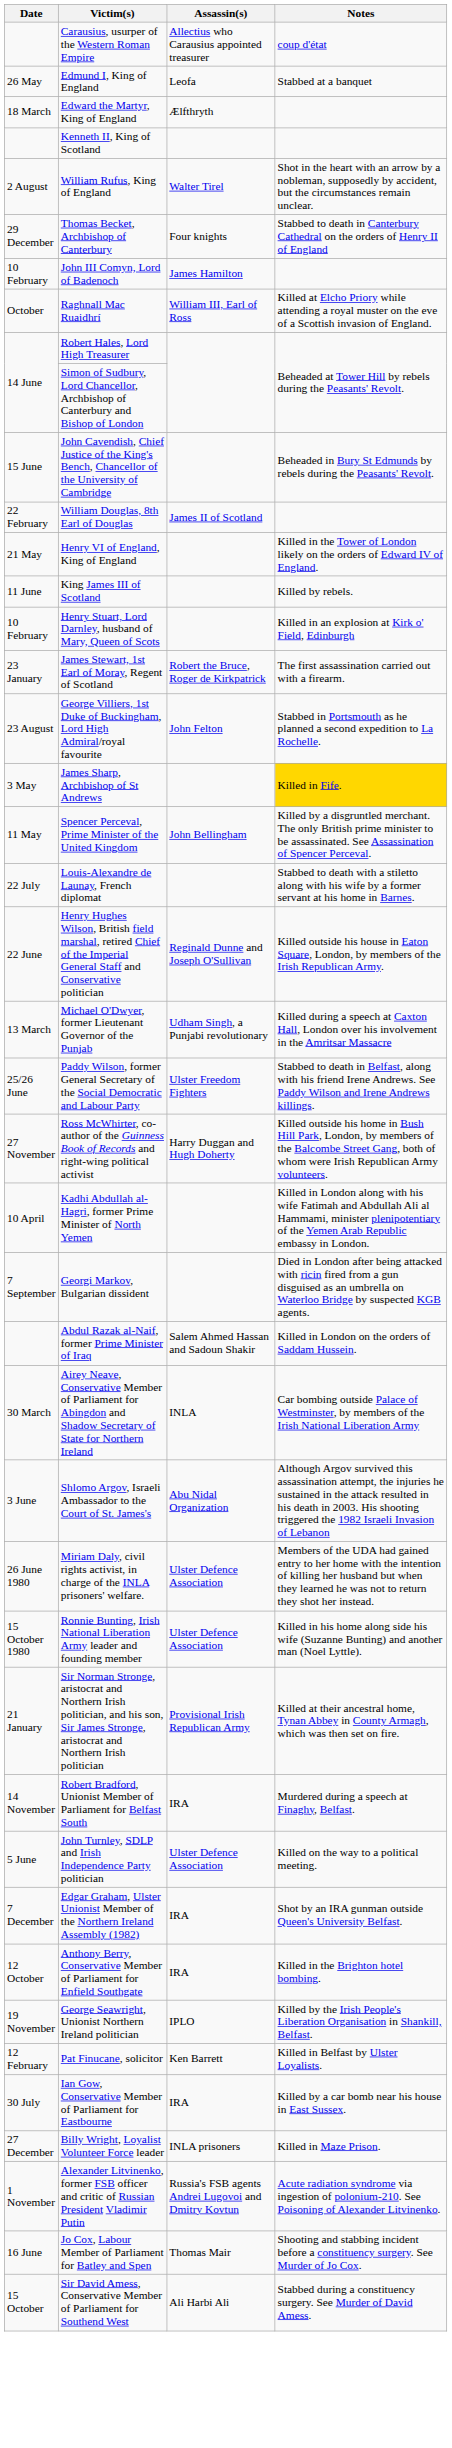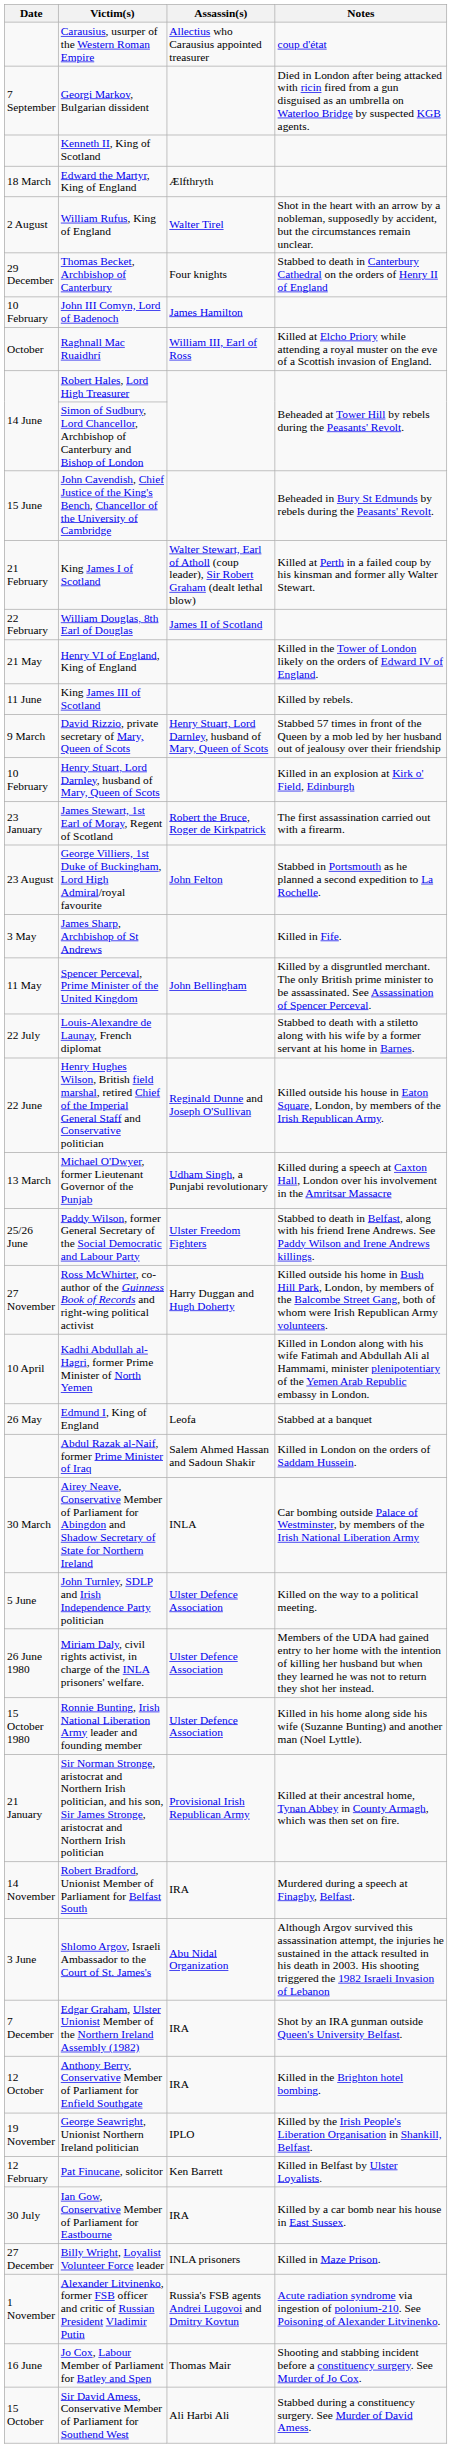rows swapped: (104, 81) <-> (105, 1287)
rows swapped: (105, 112) <-> (106, 143)
+ row: (97, 574)
+ row: (110, 736)
(310, 785) gold background -> (310, 936) no background
rows swapped: (107, 1859) <-> (111, 1500)
